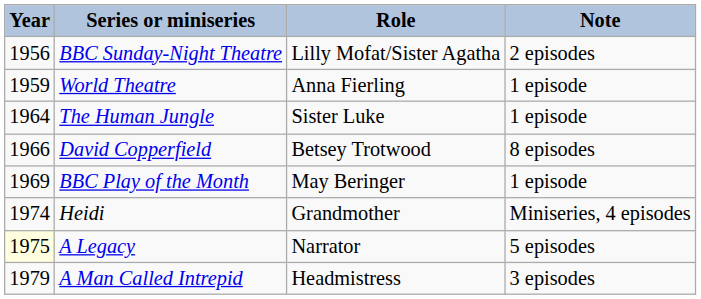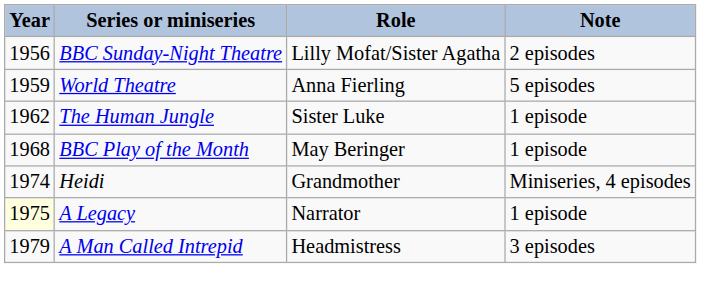(548, 85) 1 episode -> (552, 85) 5 episodes
(30, 117) 1964 -> (30, 117) 1962
- row: (135, 149)
(30, 181) 1969 -> (30, 149) 1968
(552, 246) 5 episodes -> (548, 213) 1 episode
